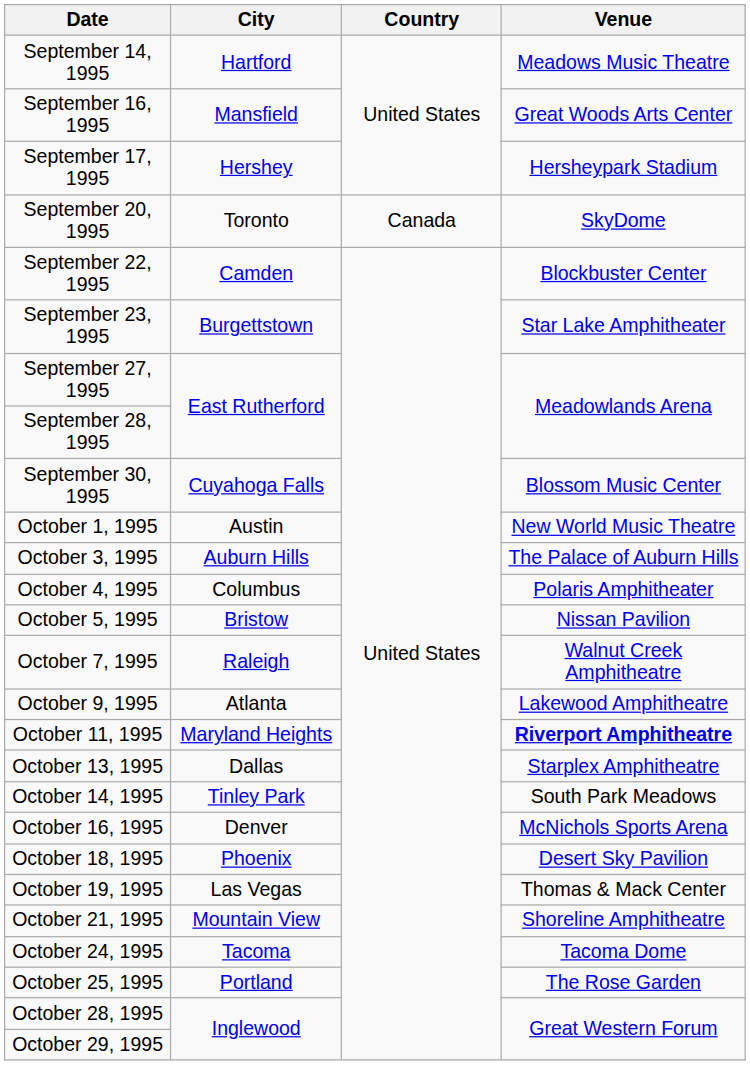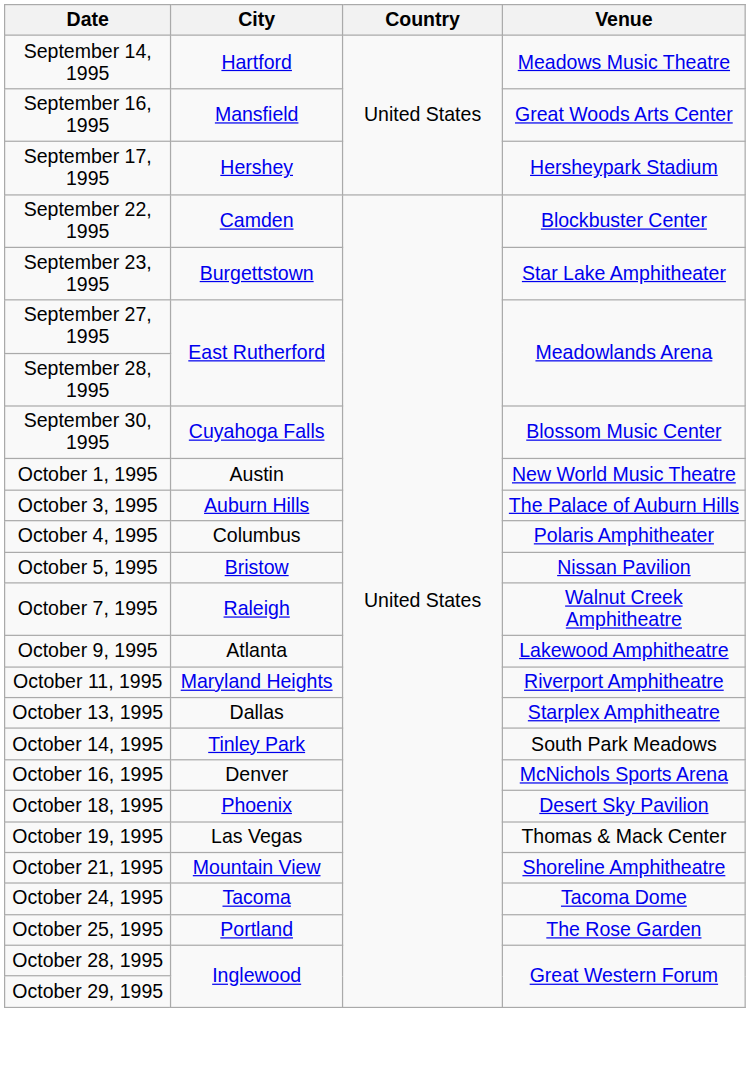- row: (88, 220)
(623, 734) bold -> (624, 681) normal
